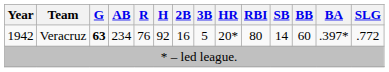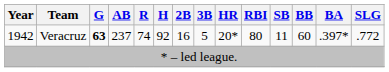(121, 35) 234 -> (121, 35) 237
(144, 35) 76 -> (144, 35) 74
(281, 35) 14 -> (281, 35) 11
